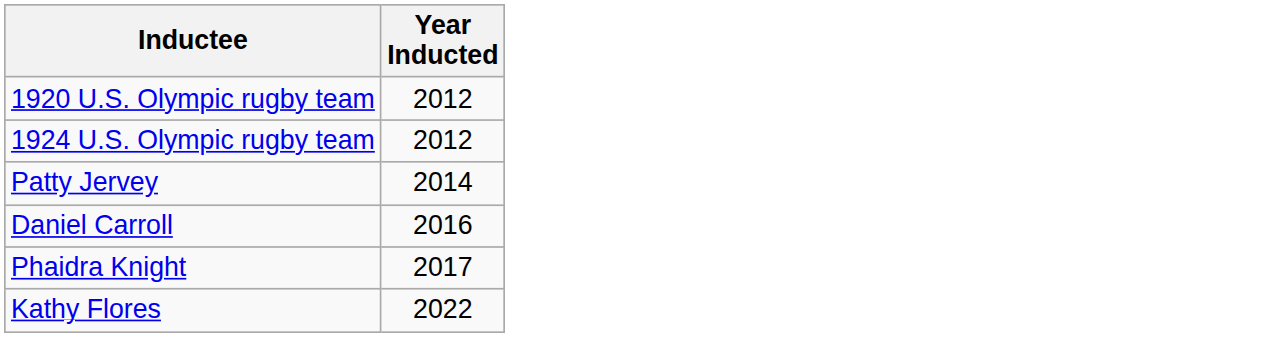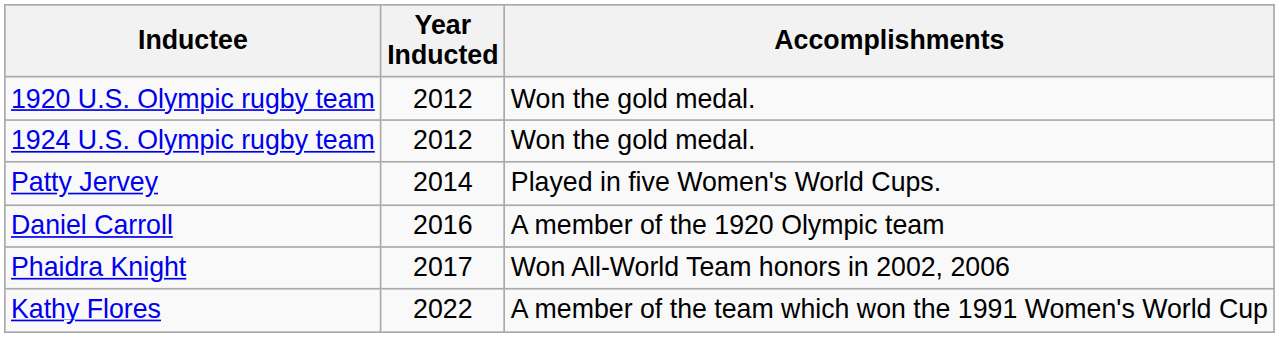+ column: (889, 40)
